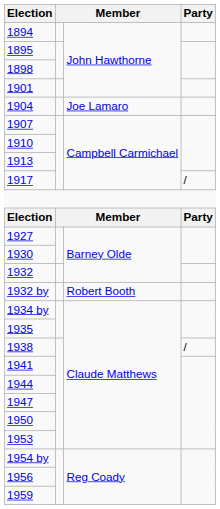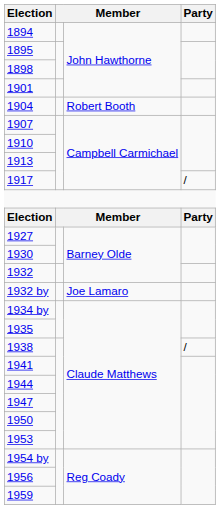(97, 106) Joe Lamaro -> (101, 106) Robert Booth
(101, 291) Robert Booth -> (97, 291) Joe Lamaro
